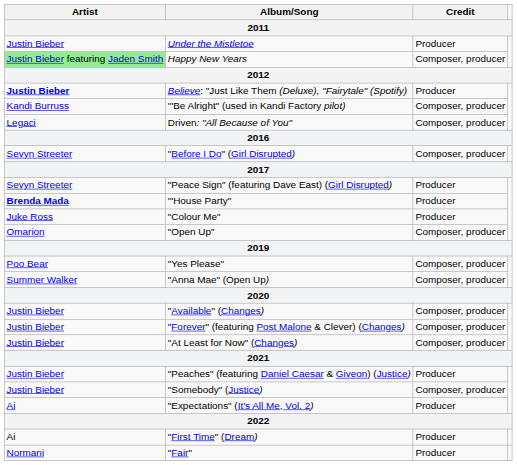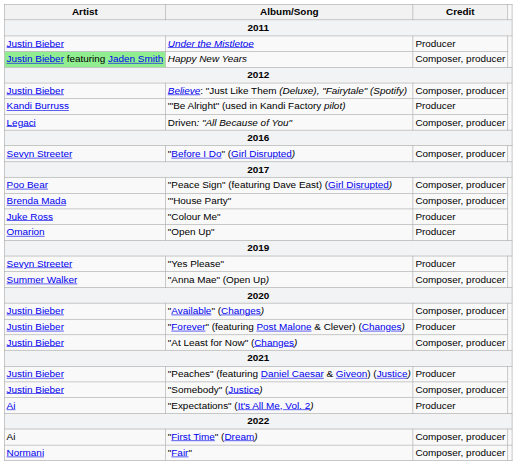(38, 91) bold -> (35, 91) normal
(436, 91) Producer -> (460, 91) Composer, producer
(460, 106) Composer, producer -> (436, 106) Producer
(39, 185) Sevyn Streeter -> (27, 185) Poo Bear
(436, 185) Producer -> (460, 185) Composer, producer
(38, 201) bold -> (36, 201) normal
(436, 201) Producer -> (460, 201) Composer, producer
(460, 232) Composer, producer -> (436, 232) Producer
(27, 264) Poo Bear -> (39, 264) Sevyn Streeter
(460, 264) Composer, producer -> (436, 264) Producer
(460, 327) Composer, producer -> (436, 327) Producer
(436, 437) Producer -> (460, 437) Composer, producer
(436, 452) Producer -> (460, 452) Composer, producer
